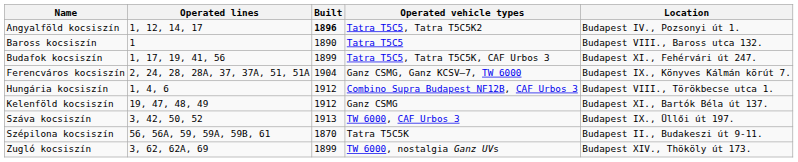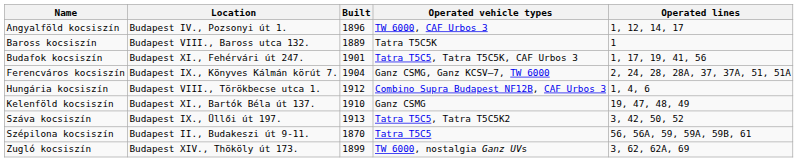columns swapped: (687, 12) <-> (220, 12)
(325, 27) bold -> (354, 27) normal
(414, 27) Tatra T5C5, Tatra T5C5K2 -> (431, 27) TW 6000, CAF Urbos 3
(325, 42) 1890 -> (354, 42) 1889
(375, 42) Tatra T5C5 -> (406, 42) Tatra T5C5K
(325, 58) 1899 -> (354, 58) 1901
(325, 104) 1912 -> (354, 104) 1910
(403, 119) TW 6000, CAF Urbos 3 -> (443, 119) Tatra T5C5, Tatra T5C5K2
(378, 134) Tatra T5C5K -> (403, 134) Tatra T5C5
